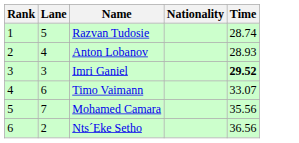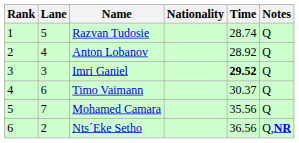+ column: (277, 14)
(243, 52) 28.93 -> (243, 52) 28.92
(243, 90) 33.07 -> (243, 90) 30.37
